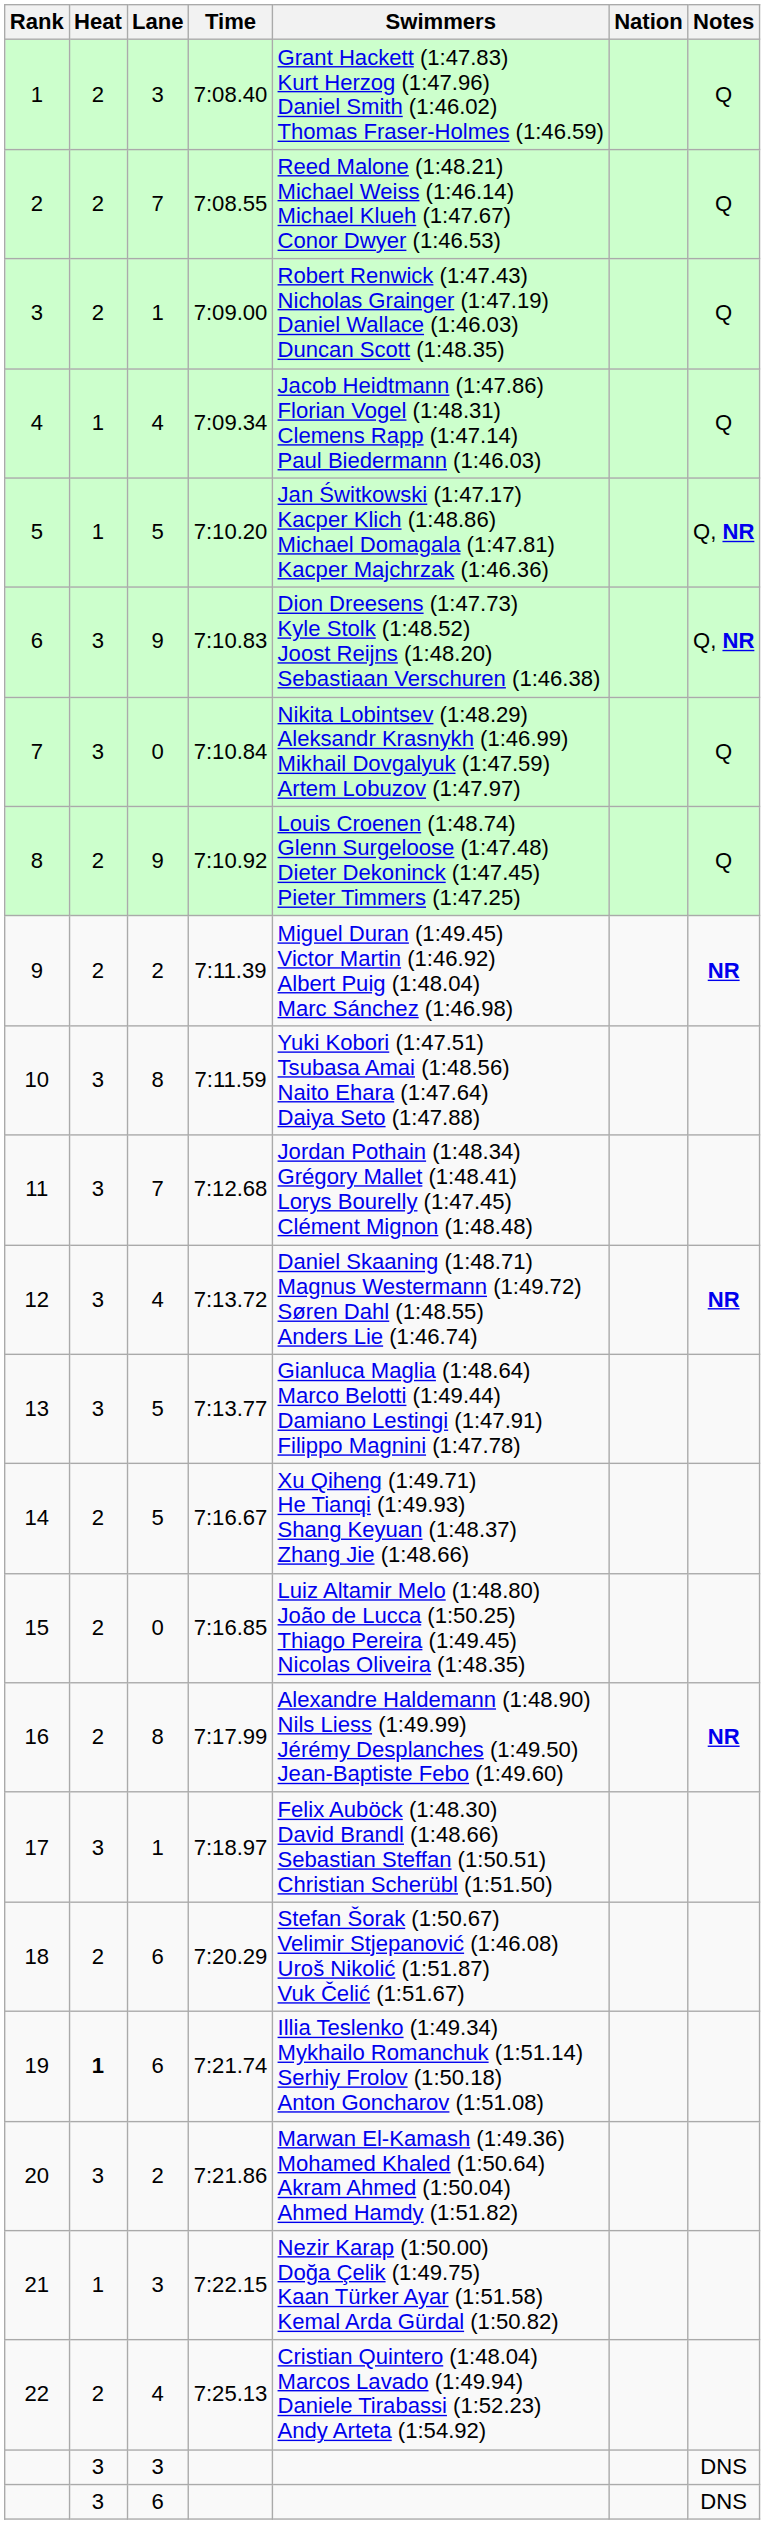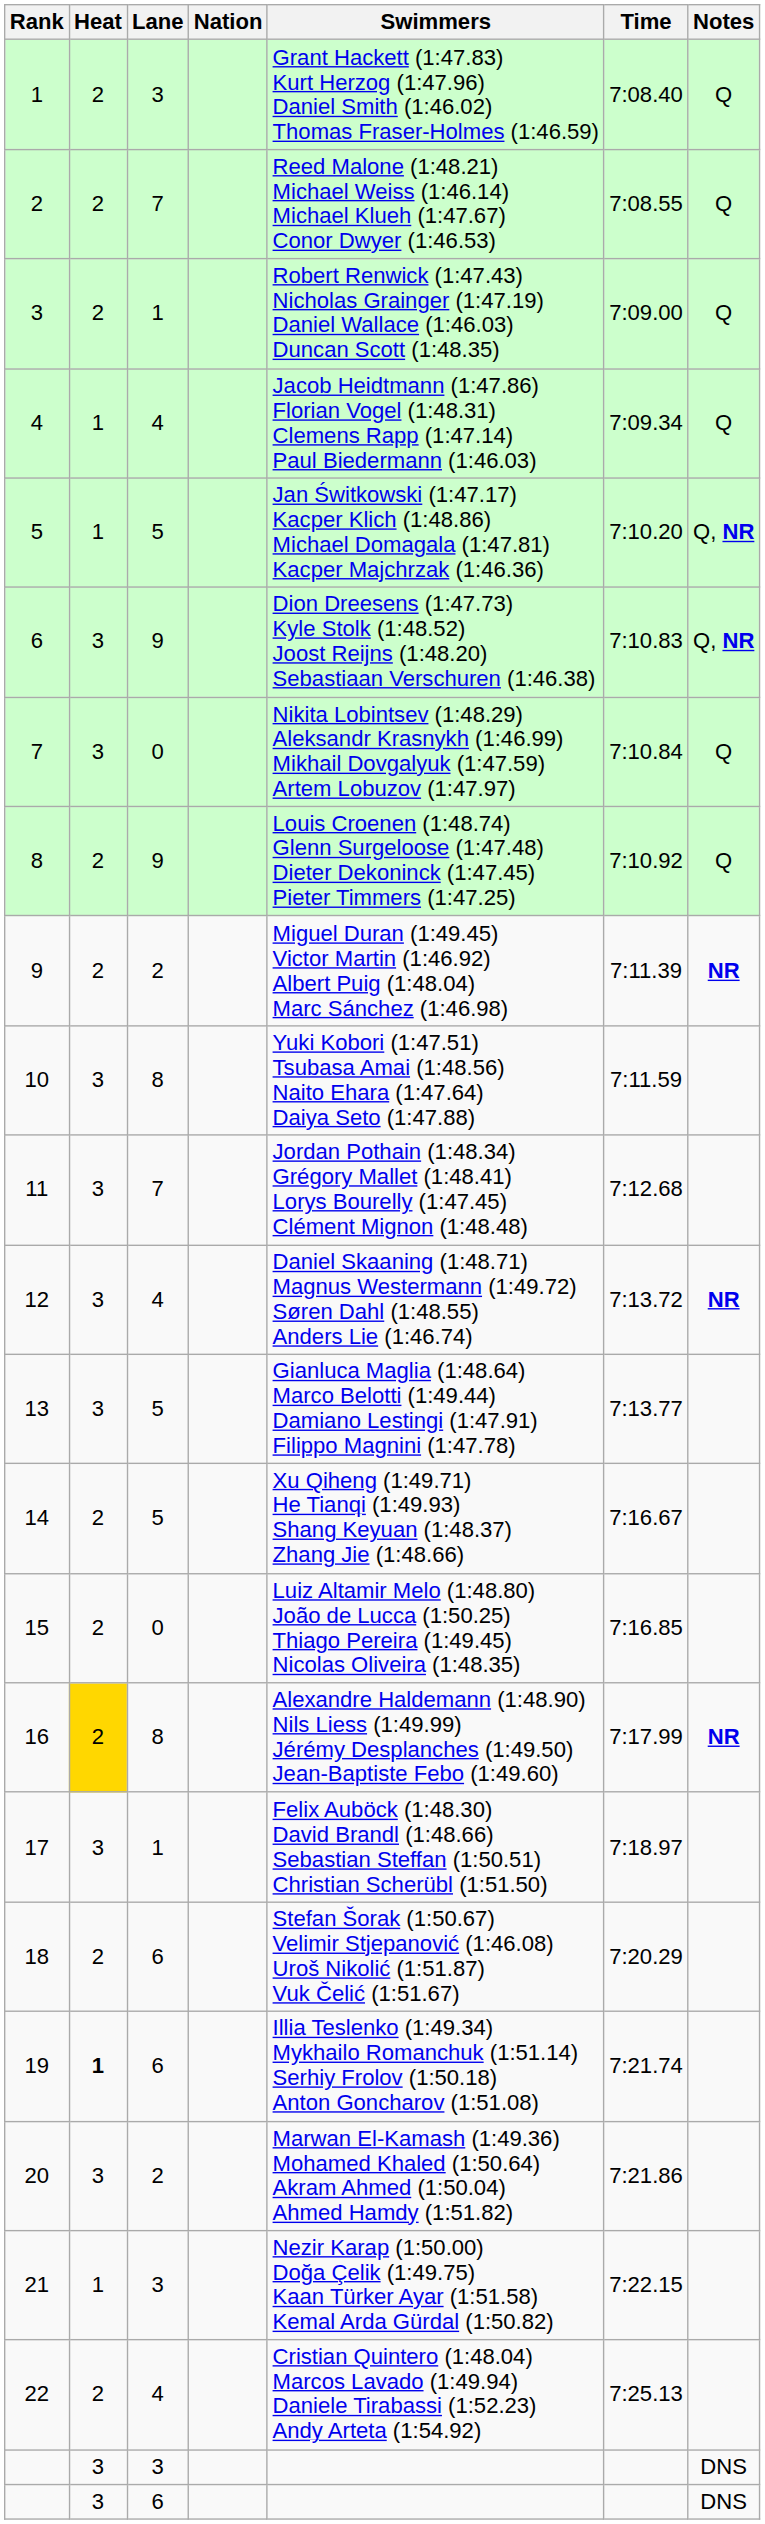columns swapped: (648, 22) <-> (231, 22)
(98, 1737) no background -> (98, 1737) gold background
